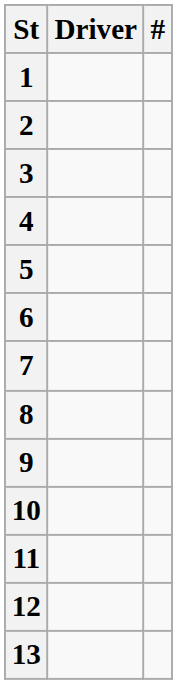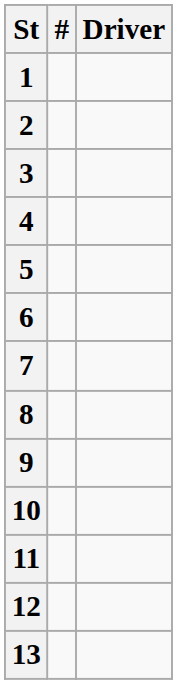columns swapped: (158, 28) <-> (96, 28)
